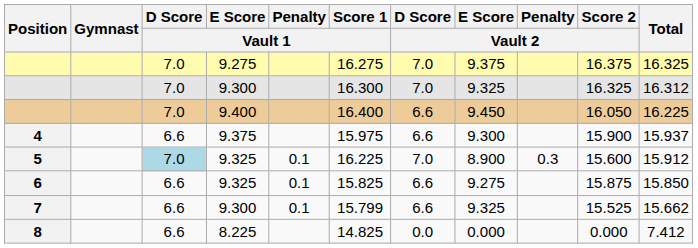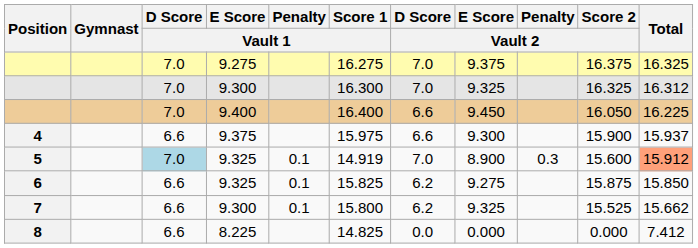(360, 160) 16.225 -> (360, 160) 14.919
(666, 160) no background -> (666, 160) lightsalmon background
(423, 183) 6.6 -> (423, 183) 6.2
(360, 207) 15.799 -> (360, 207) 15.800
(423, 207) 6.6 -> (423, 207) 6.2
